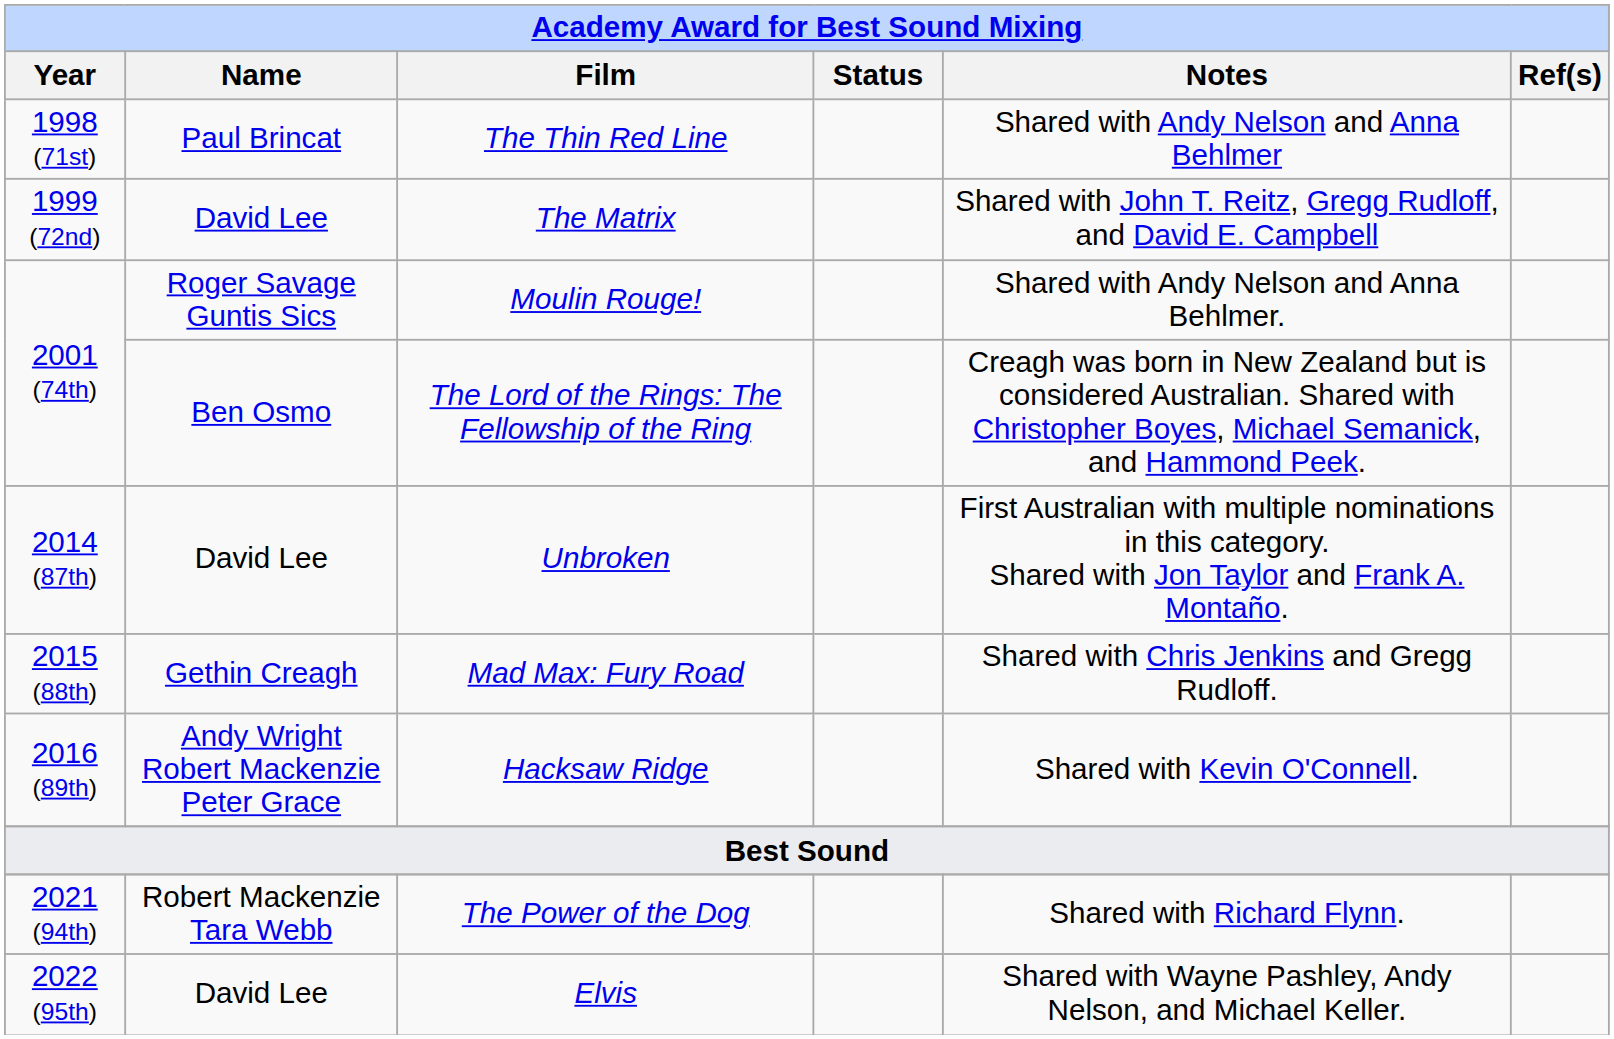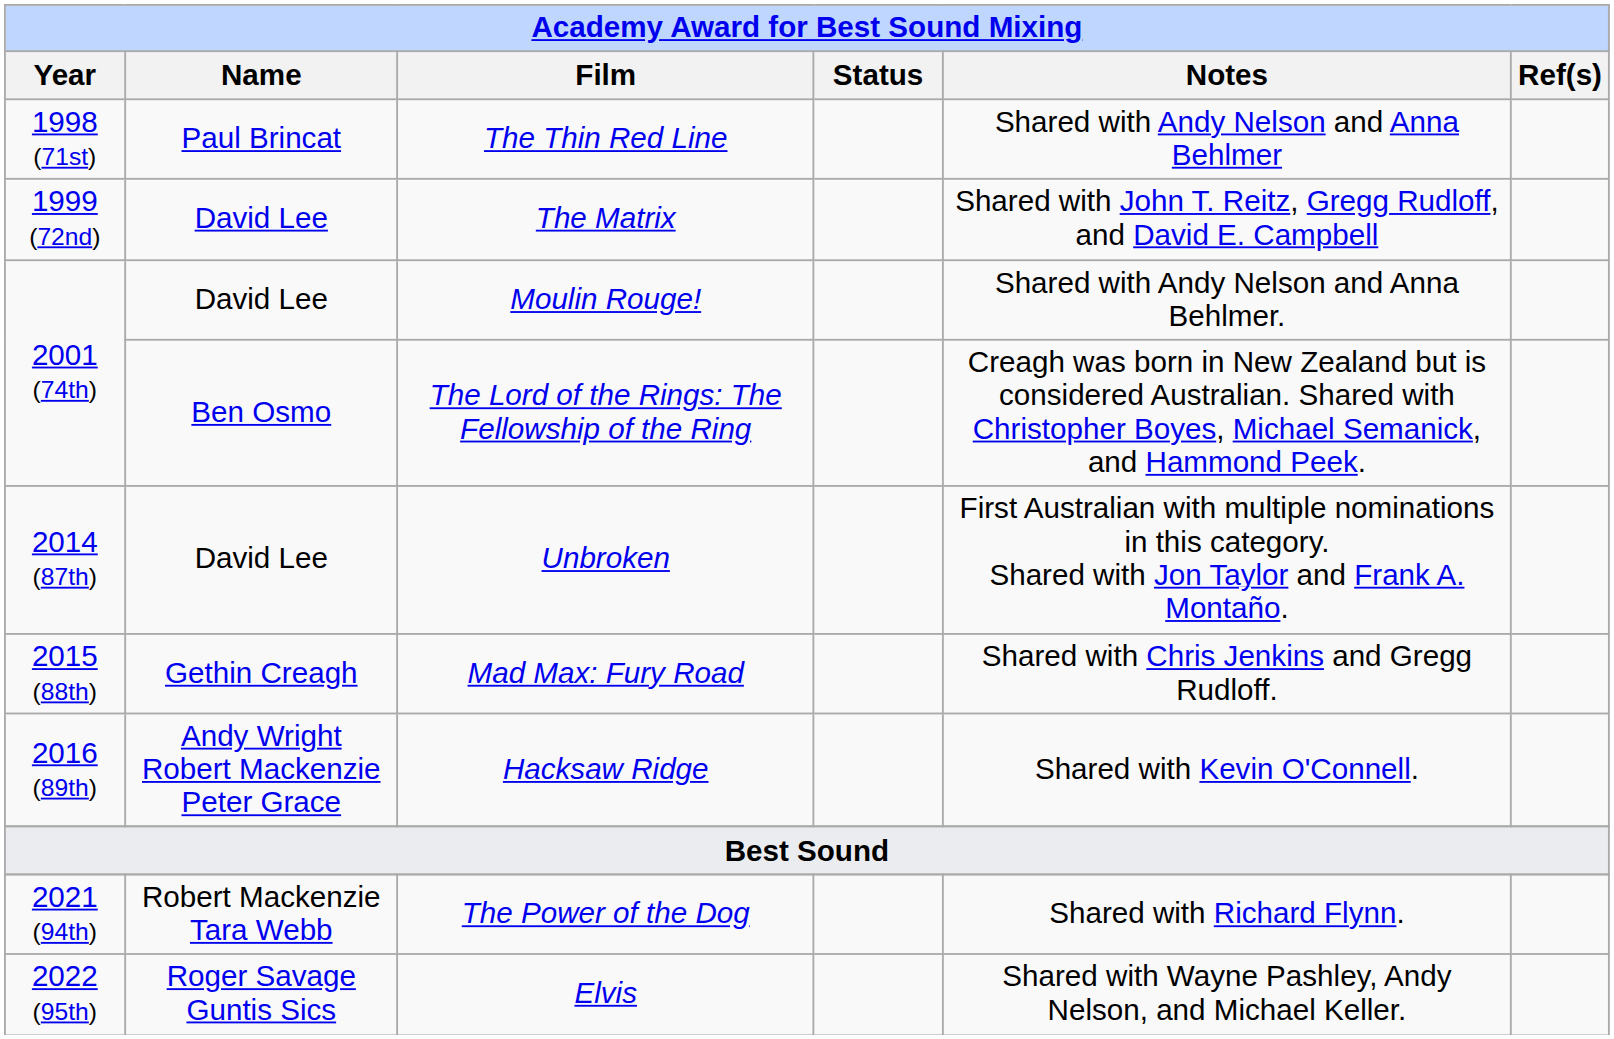(261, 298) Roger Savage Guntis Sics -> (261, 298) David Lee
(261, 993) David Lee -> (261, 993) Roger Savage Guntis Sics
